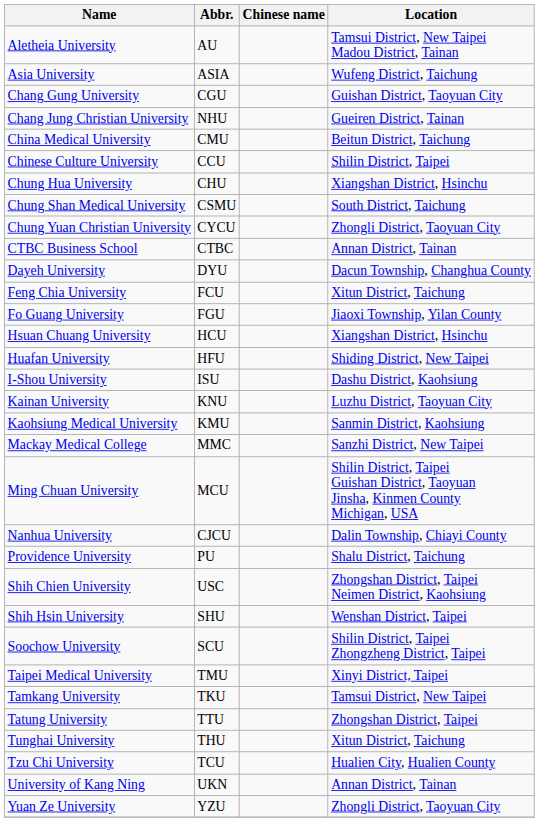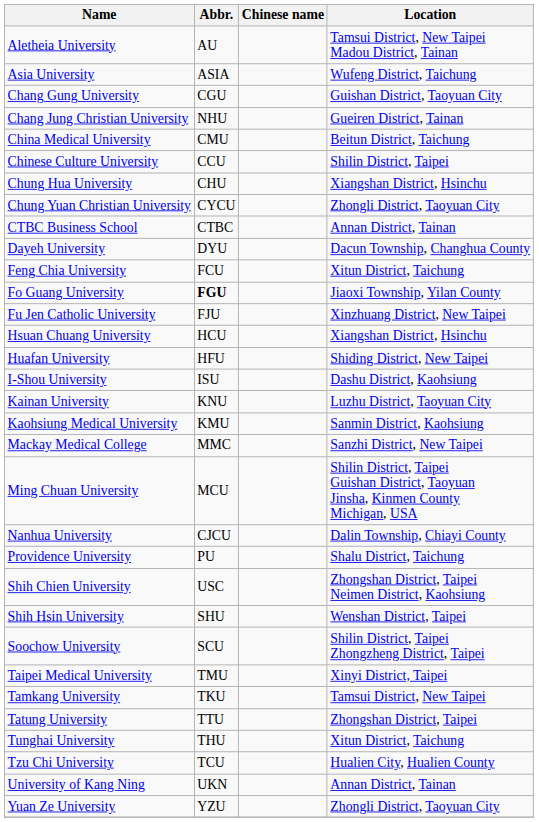- row: (96, 205)
(211, 314) normal -> (212, 292) bold
+ row: (82, 314)
